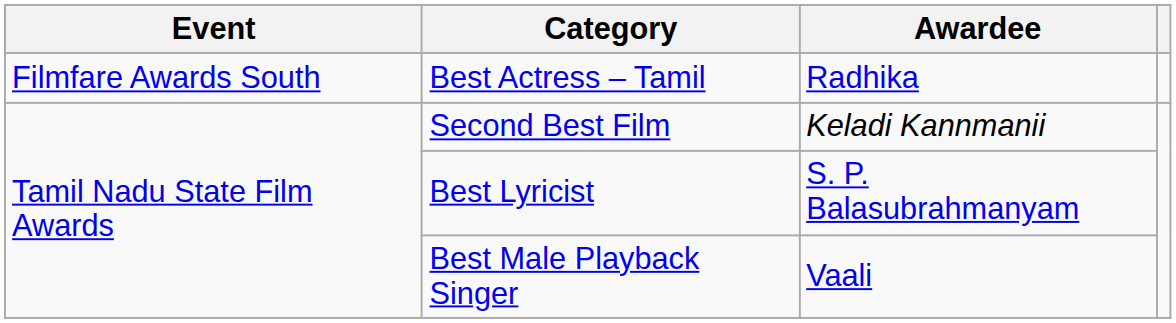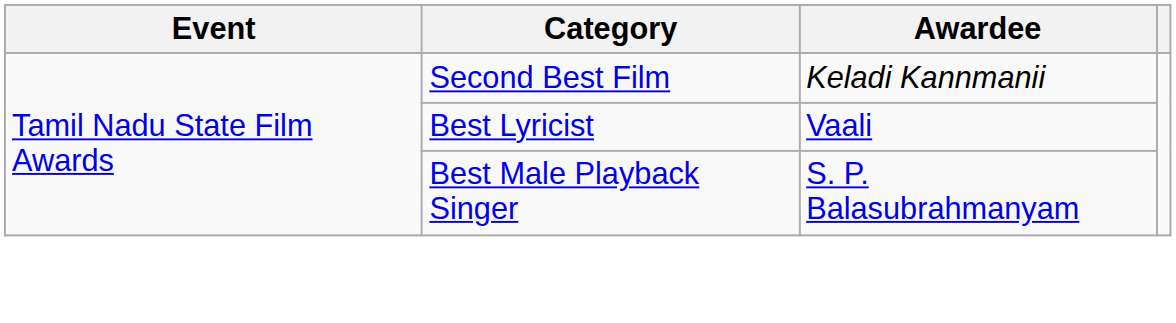- row: (568, 77)
(943, 192) S. P. Balasubrahmanyam -> (839, 126) Vaali
(839, 275) Vaali -> (943, 192) S. P. Balasubrahmanyam
